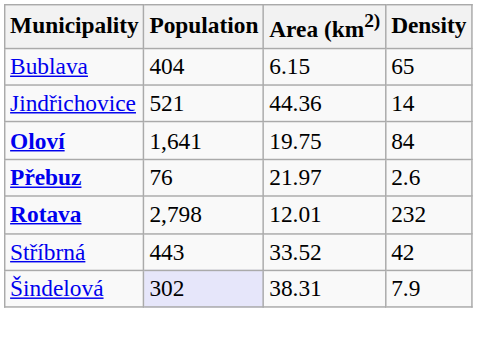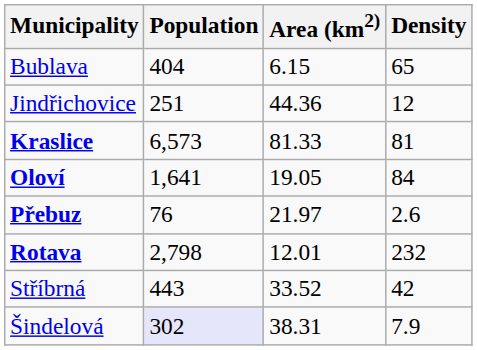(167, 103) 521 -> (167, 103) 251
(403, 103) 14 -> (403, 103) 12
+ row: (52, 140)
(295, 140) 19.75 -> (295, 177) 19.05
